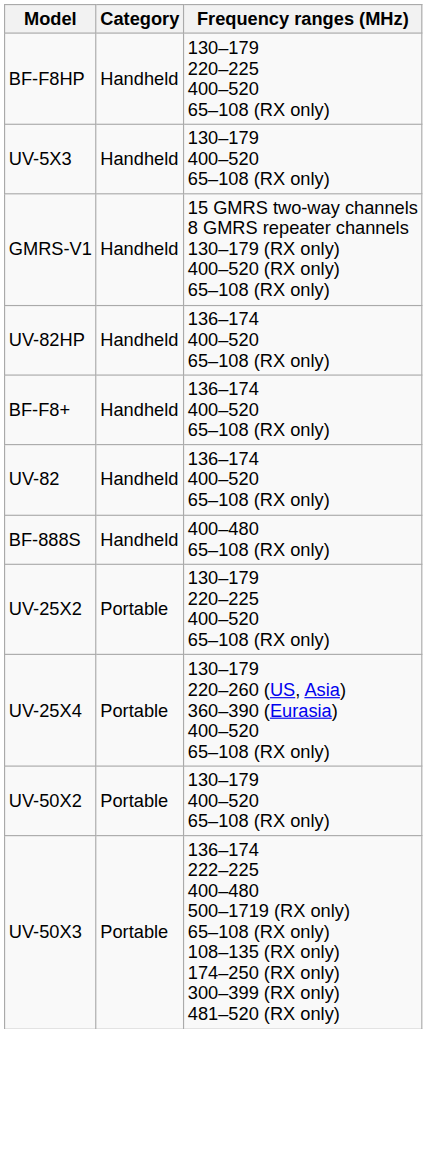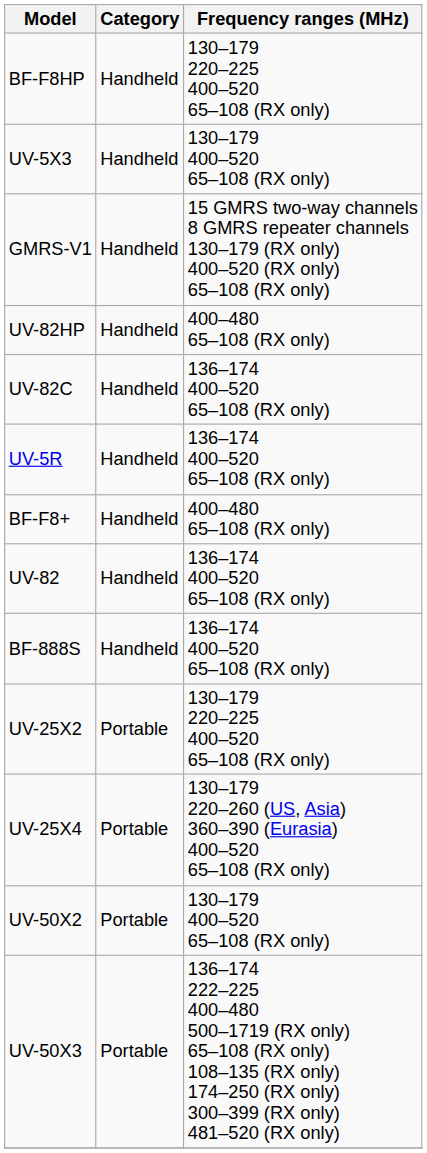(259, 339) 136–174 400–520 65–108 (RX only) -> (259, 329) 400–480 65–108 (RX only)
+ row: (41, 389)
+ row: (36, 459)
(259, 409) 136–174 400–520 65–108 (RX only) -> (259, 518) 400–480 65–108 (RX only)
(259, 539) 400–480 65–108 (RX only) -> (259, 648) 136–174 400–520 65–108 (RX only)
